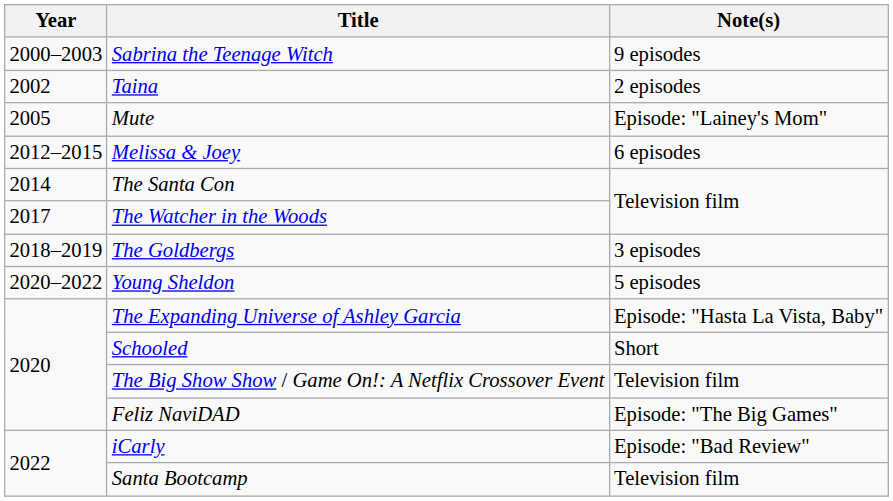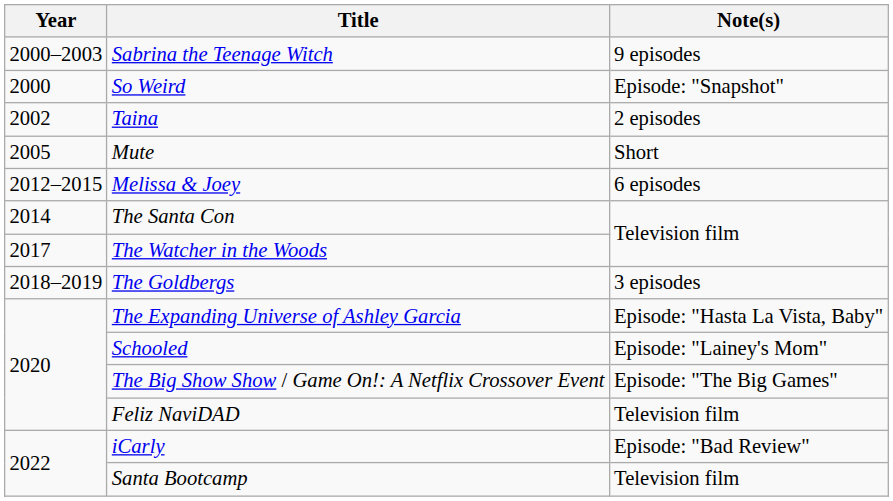+ row: (149, 86)
(721, 119) Episode: "Lainey's Mom" -> (636, 151) Short
- row: (173, 282)
(636, 348) Short -> (721, 348) Episode: "Lainey's Mom"
(677, 380) Television film -> (726, 380) Episode: "The Big Games"
(726, 413) Episode: "The Big Games" -> (677, 413) Television film
